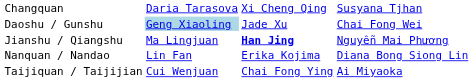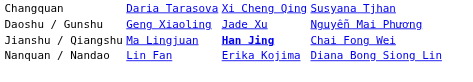(189, 24) lightblue background -> (169, 24) no background
(380, 24) Chai Fong Wei -> (366, 24) Nguyễn Mai Phương
(393, 40) Nguyễn Mai Phương -> (353, 40) Chai Fong Wei
- row: (74, 72)
